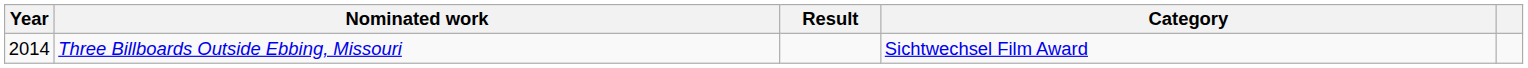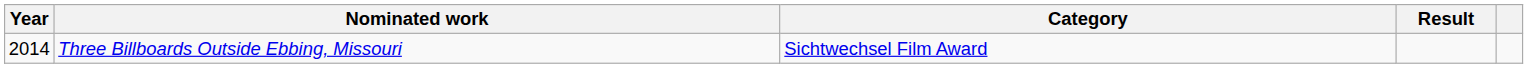columns swapped: (1188, 19) <-> (830, 19)
